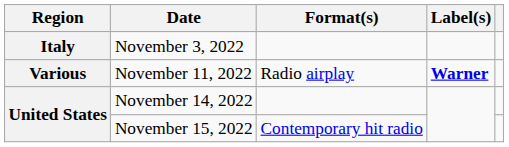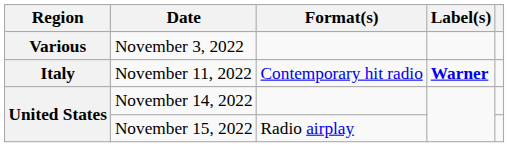(58, 45) Italy -> (58, 45) Various
(58, 73) Various -> (58, 73) Italy
(307, 73) Radio airplay -> (342, 73) Contemporary hit radio
(342, 127) Contemporary hit radio -> (307, 127) Radio airplay
